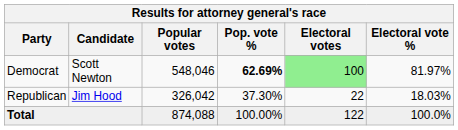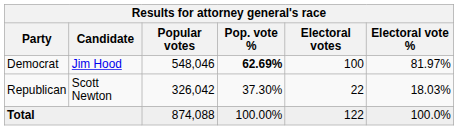(92, 71) Scott Newton -> (97, 64) Jim Hood
(354, 71) lightgreen background -> (354, 64) no background
(97, 96) Jim Hood -> (92, 90) Scott Newton
